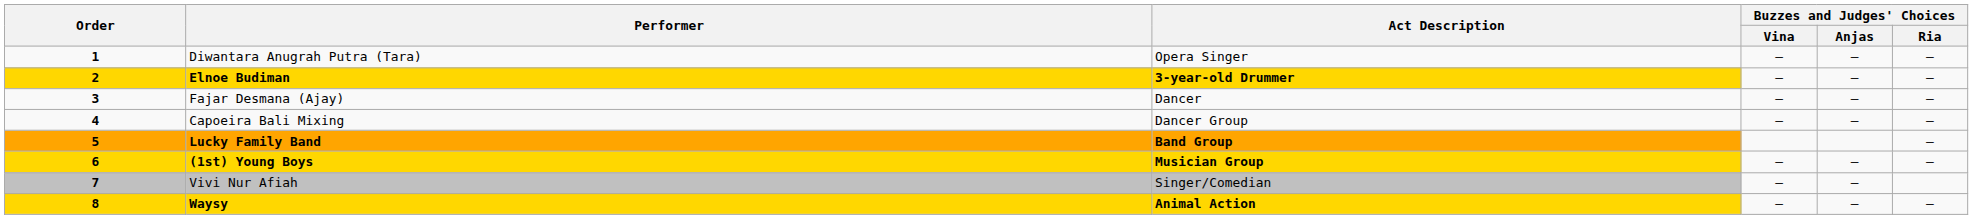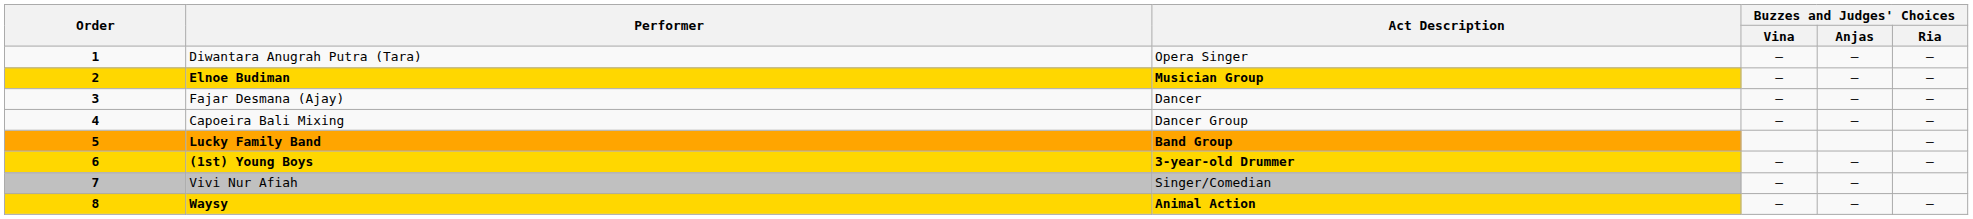(1225, 78) 3-year-old Drummer -> (1209, 78) Musician Group
(1209, 162) Musician Group -> (1225, 162) 3-year-old Drummer
